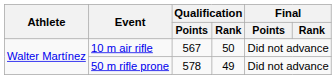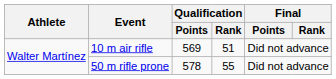(192, 48) 567 -> (192, 48) 569
(228, 48) 50 -> (228, 48) 51
(228, 66) 49 -> (228, 66) 55
